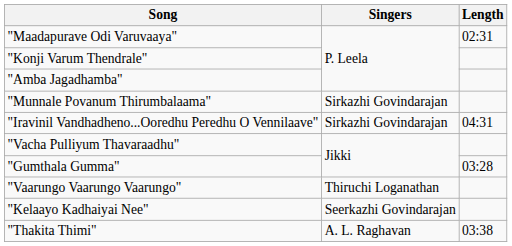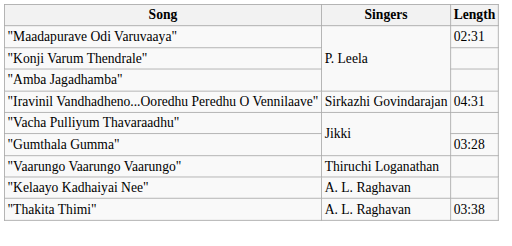- row: (109, 101)
(390, 209) Seerkazhi Govindarajan -> (368, 187) A. L. Raghavan
